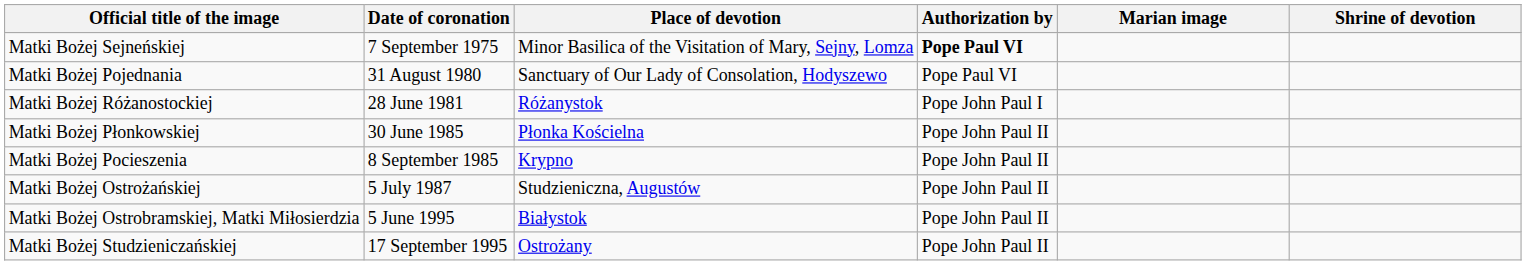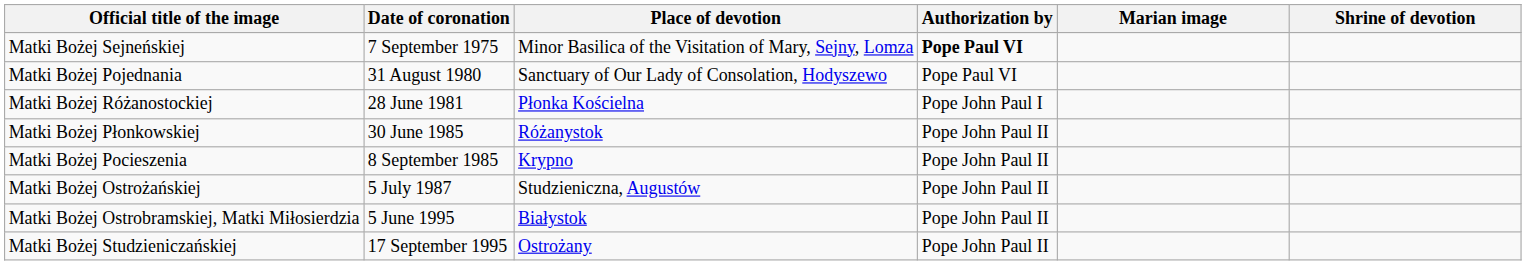(560, 103) Różanystok -> (581, 103) Płonka Kościelna
(581, 132) Płonka Kościelna -> (560, 132) Różanystok
